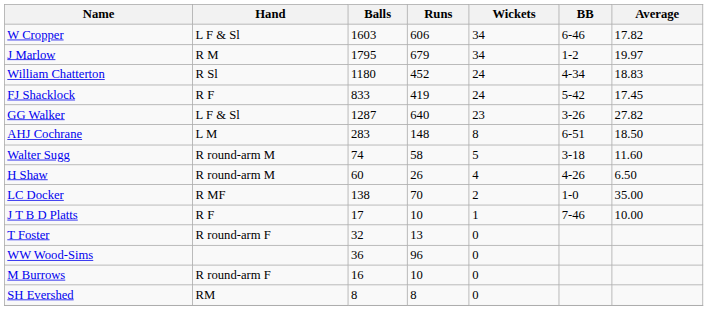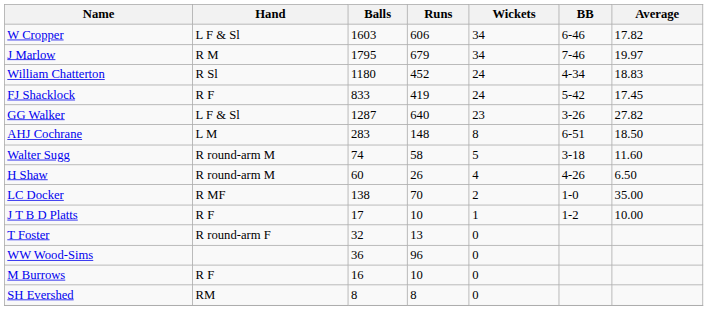(570, 54) 1-2 -> (573, 54) 7-46
(573, 214) 7-46 -> (570, 214) 1-2
(233, 275) R round-arm F -> (205, 275) R F
